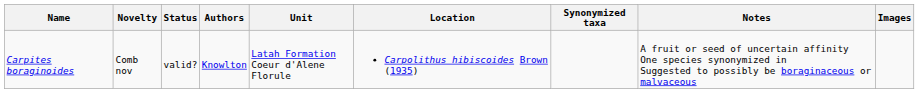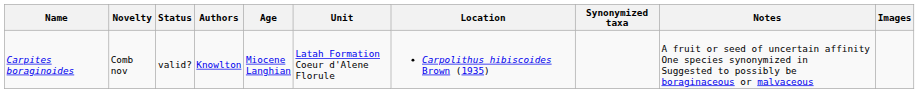+ column: (268, 17)
